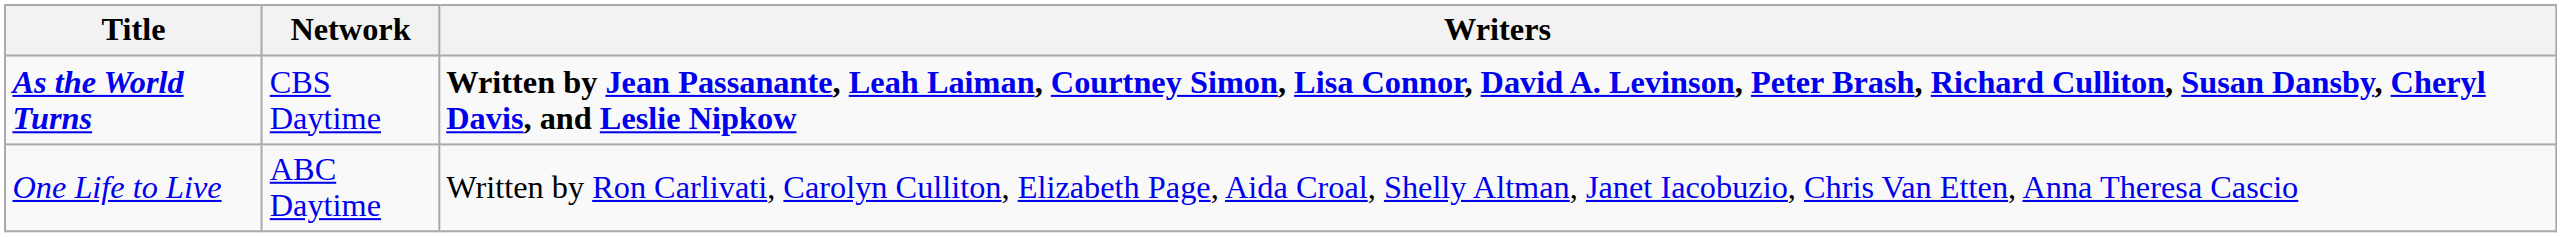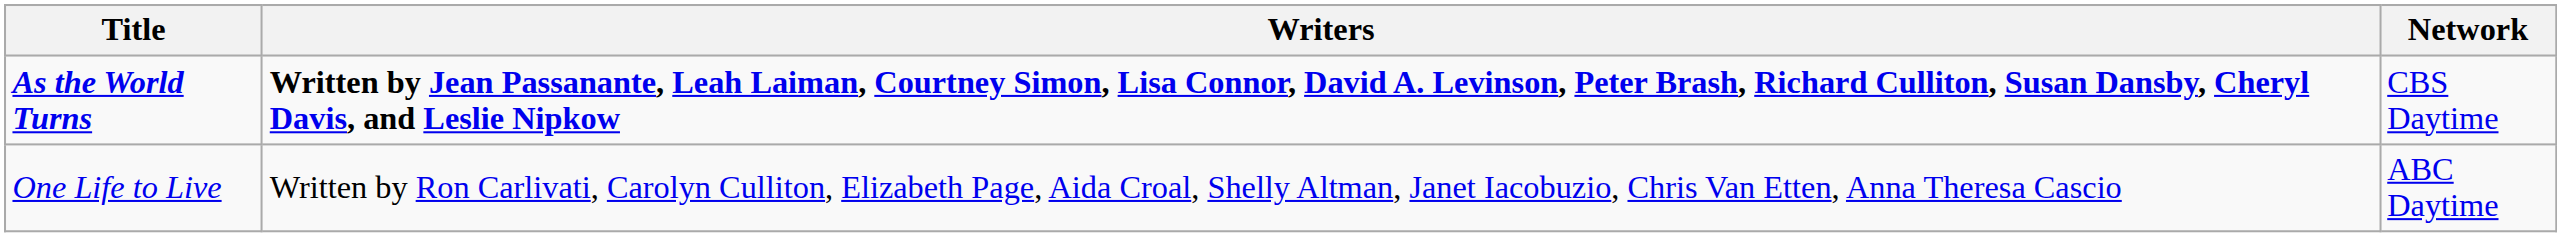columns swapped: (1498, 30) <-> (351, 30)
